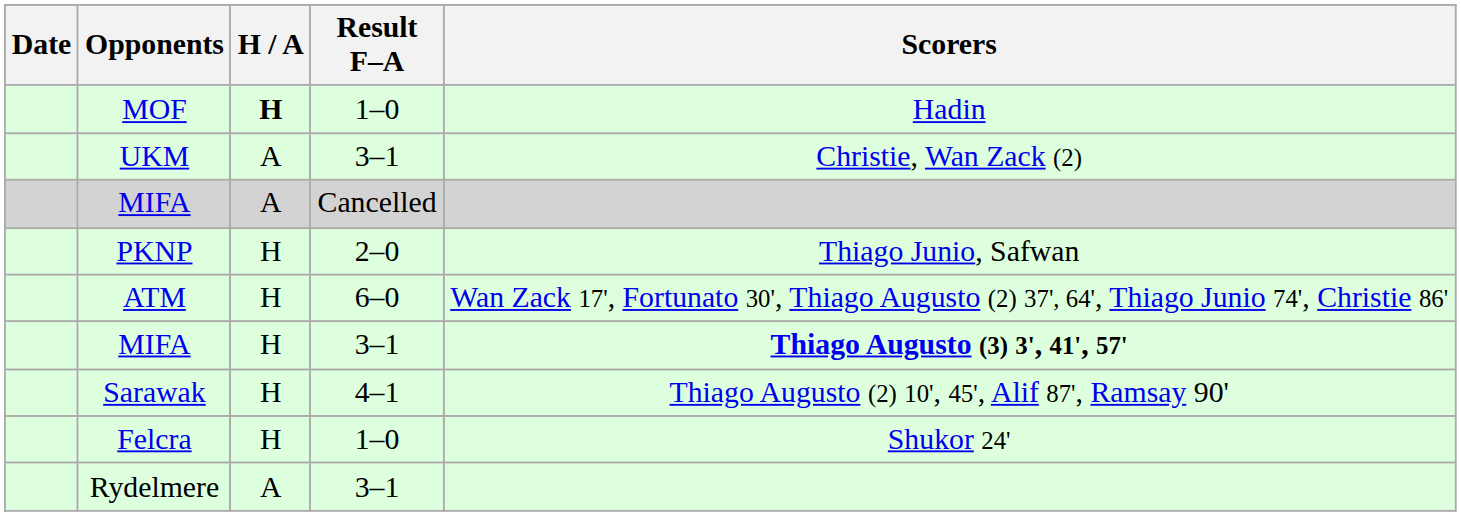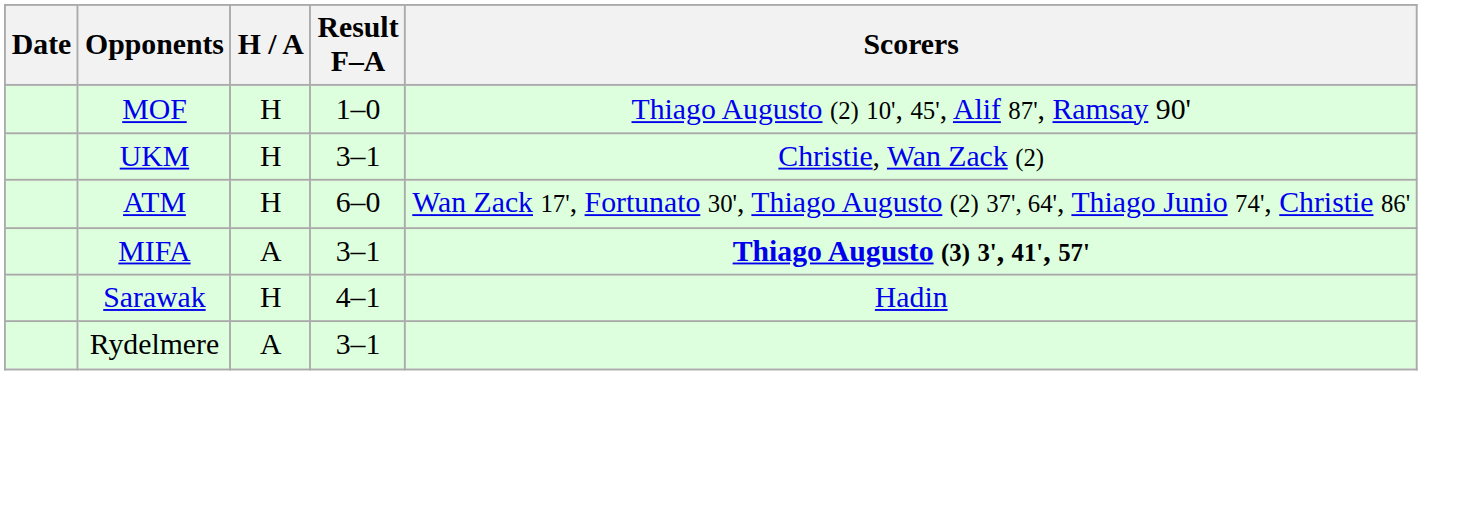(271, 108) bold -> (271, 108) normal
(949, 108) Hadin -> (911, 108) Thiago Augusto (2) 10', 45', Alif 87', Ramsay 90'
(271, 155) A -> (271, 155) H
- row: (154, 203)
- row: (154, 250)
(271, 344) H -> (271, 250) A
(949, 391) Thiago Augusto (2) 10', 45', Alif 87', Ramsay 90' -> (911, 297) Hadin
- row: (154, 439)
